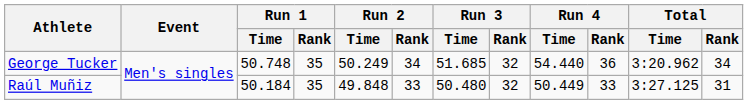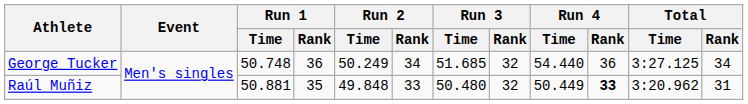(315, 63) 35 -> (315, 63) 36
(665, 63) 3:20.962 -> (665, 63) 3:27.125
(266, 87) 50.184 -> (266, 87) 50.881
(608, 87) normal -> (608, 87) bold
(665, 87) 3:27.125 -> (665, 87) 3:20.962
